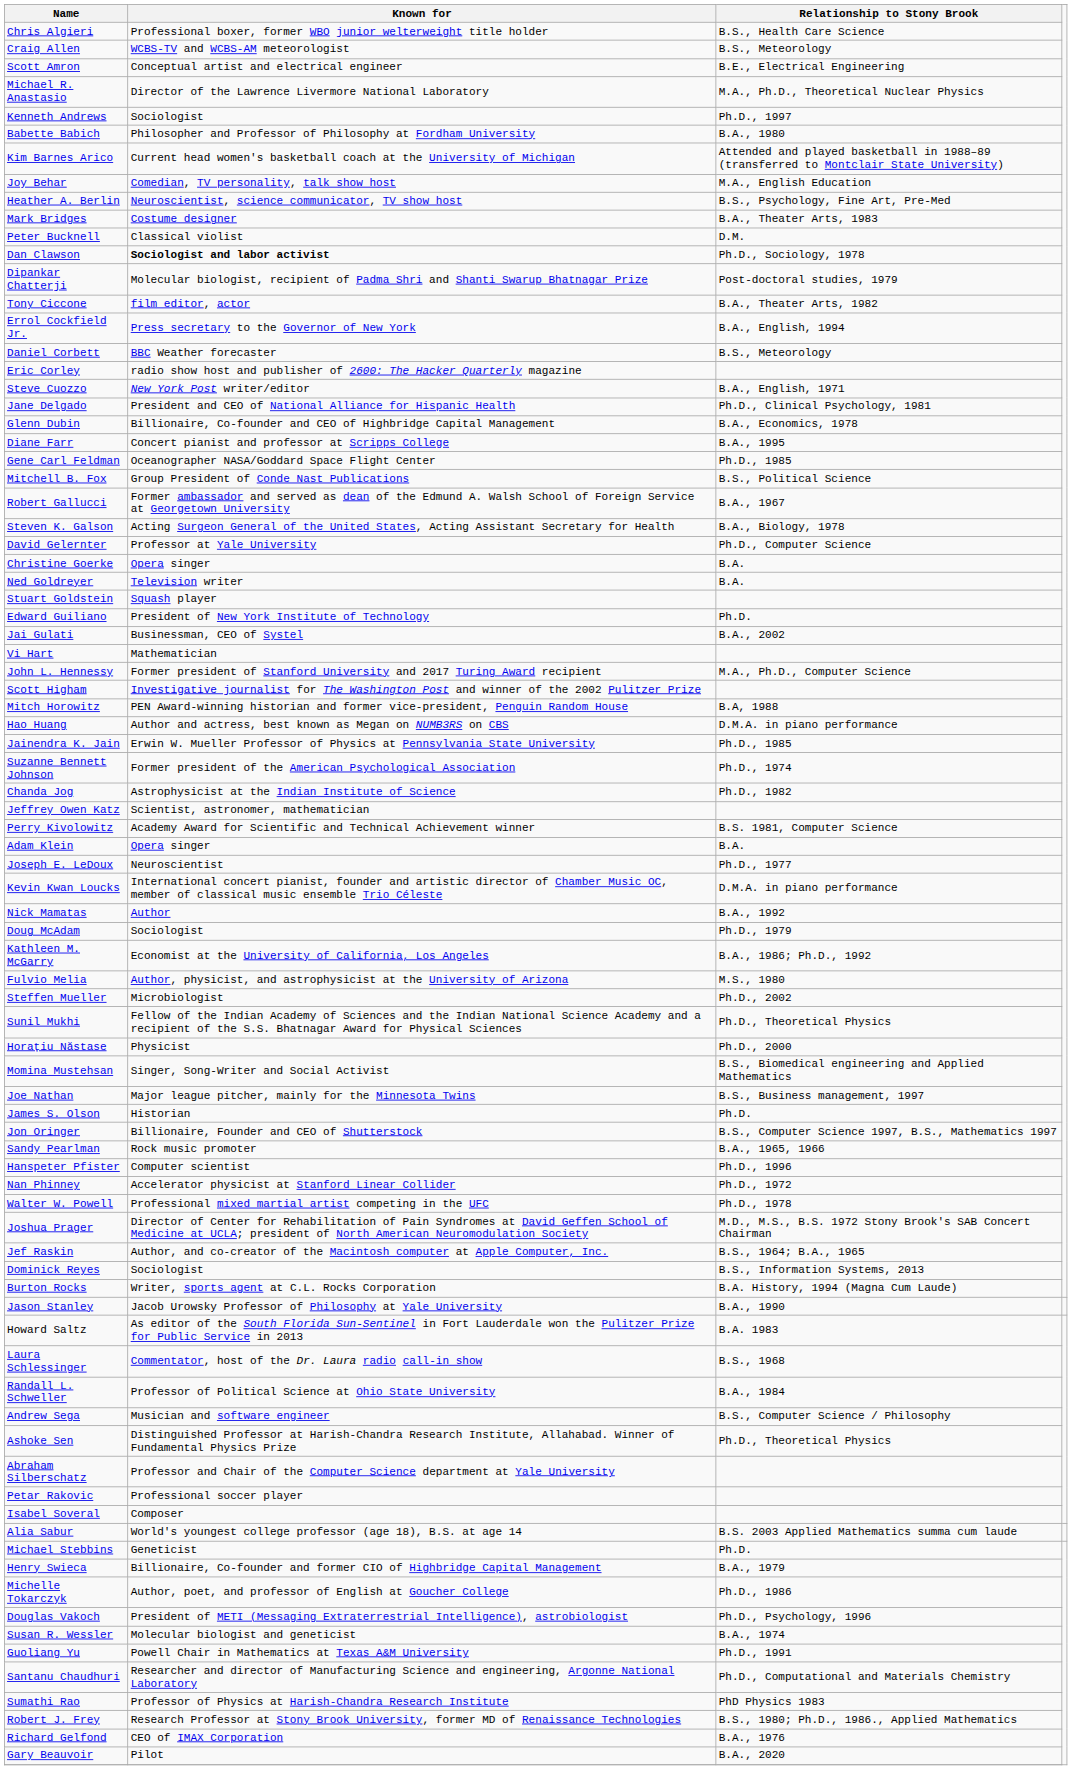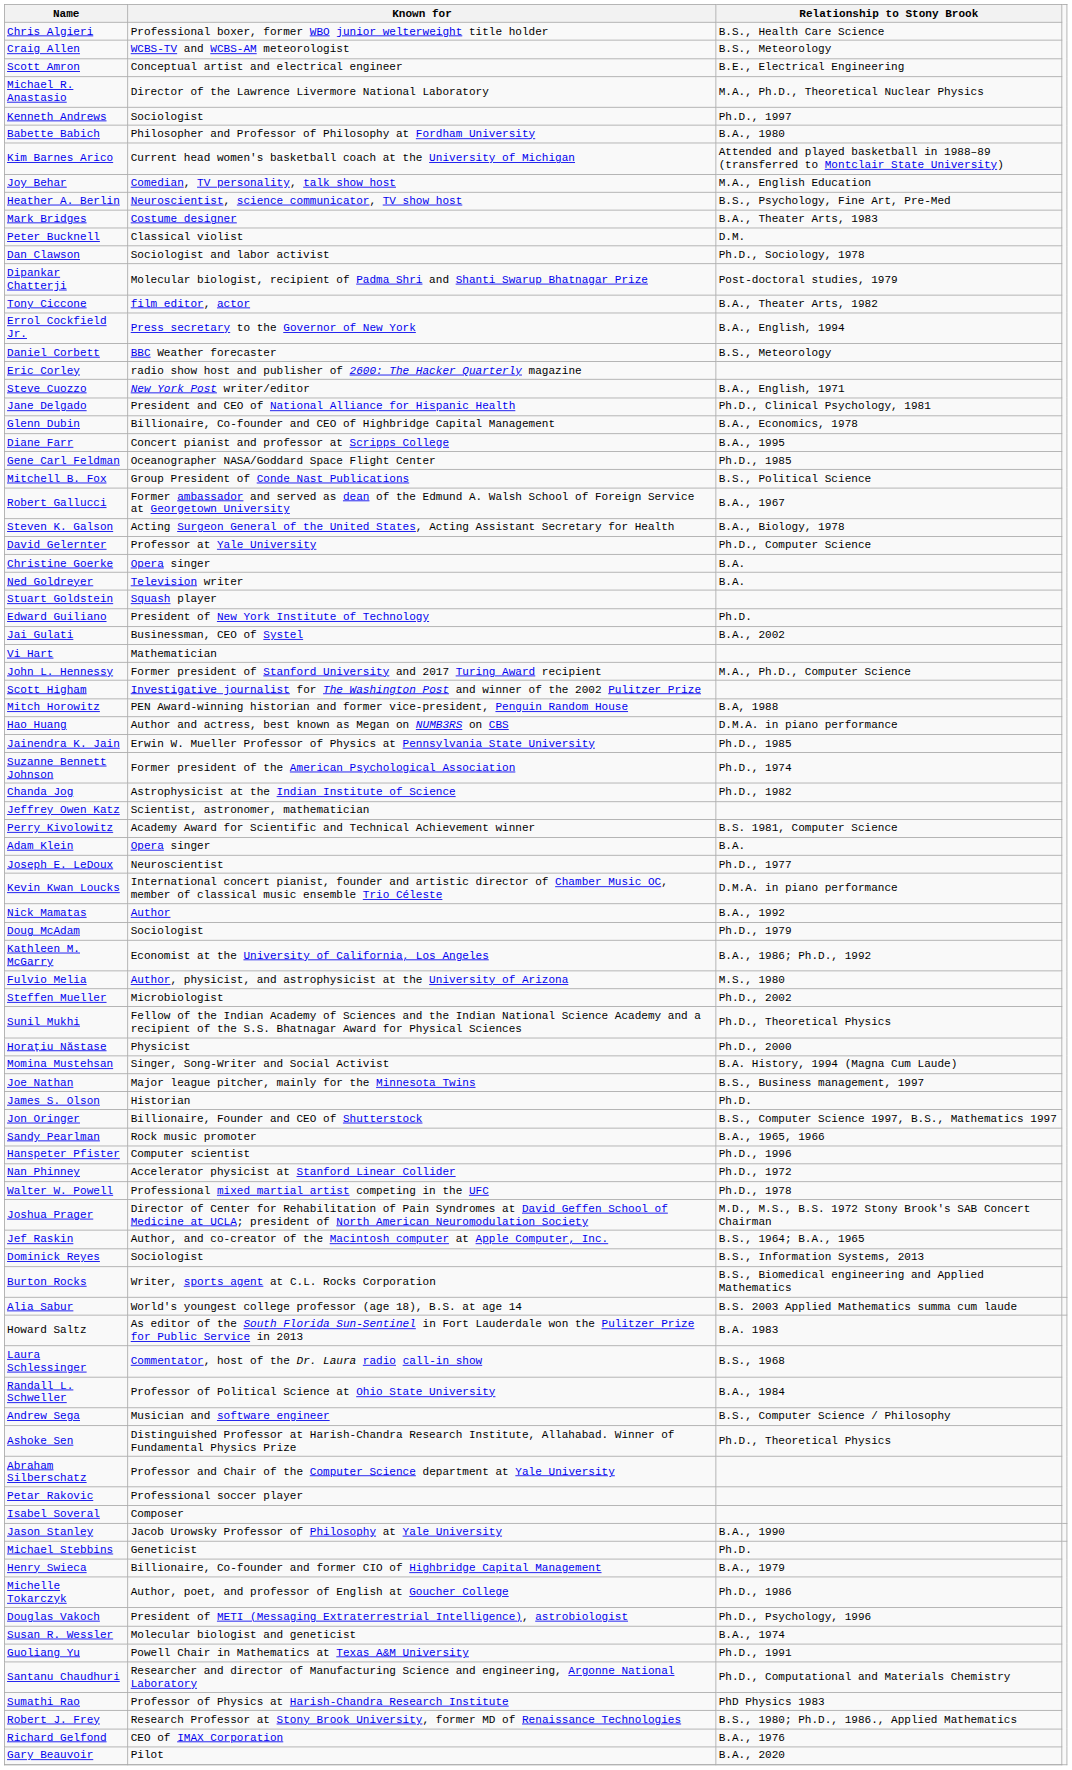(230, 255) bold -> (230, 255) normal
(851, 1071) B.S., Biomedical engineering and Applied Mathematics -> (838, 1065) B.A. History, 1994 (Magna Cum Laude)
(838, 1288) B.A. History, 1994 (Magna Cum Laude) -> (851, 1282) B.S., Biomedical engineering and Applied Mathematics
rows swapped: (40, 1532) <-> (50, 1306)
